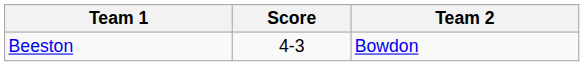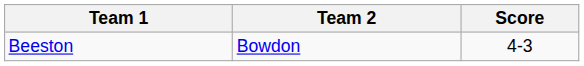columns swapped: (465, 18) <-> (292, 18)
